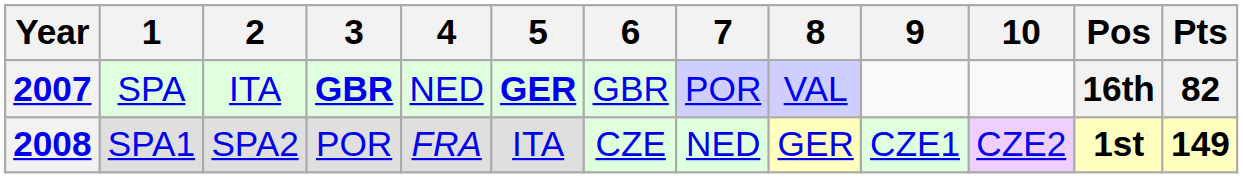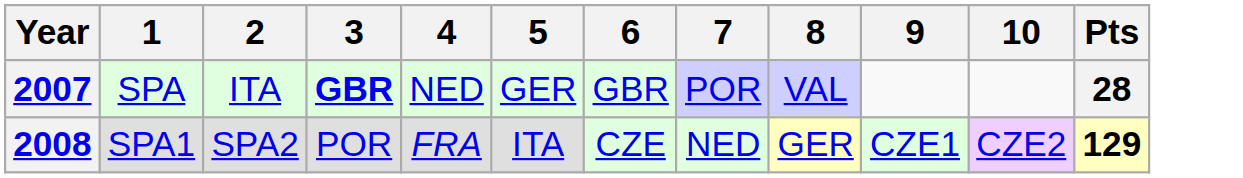- column: (1119, 32)
(538, 88) bold -> (538, 88) normal
(1200, 88) 82 -> (1112, 88) 28
(1200, 144) 149 -> (1112, 144) 129
